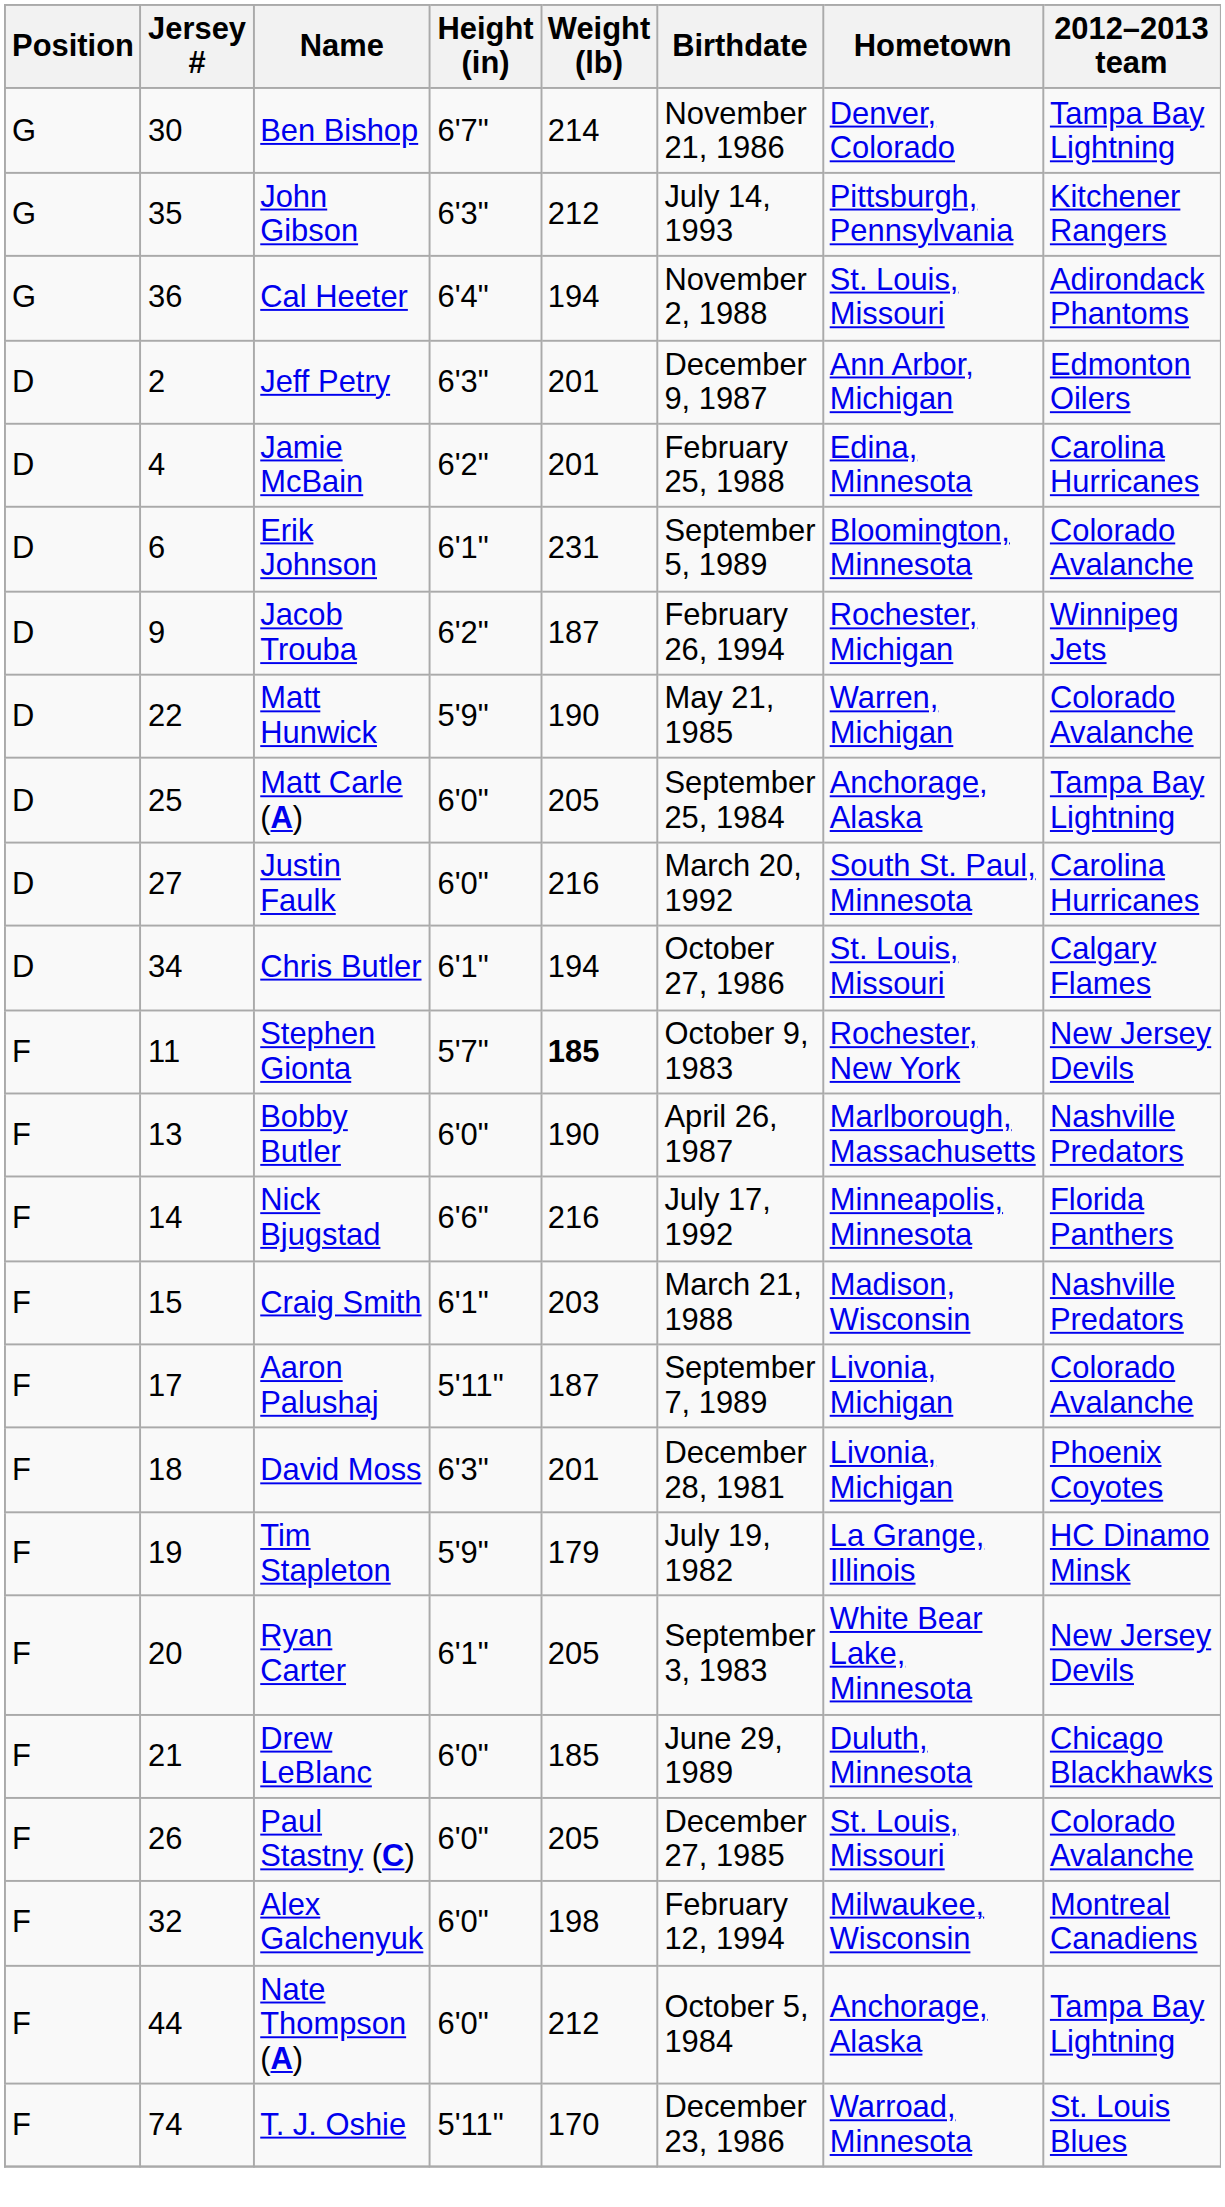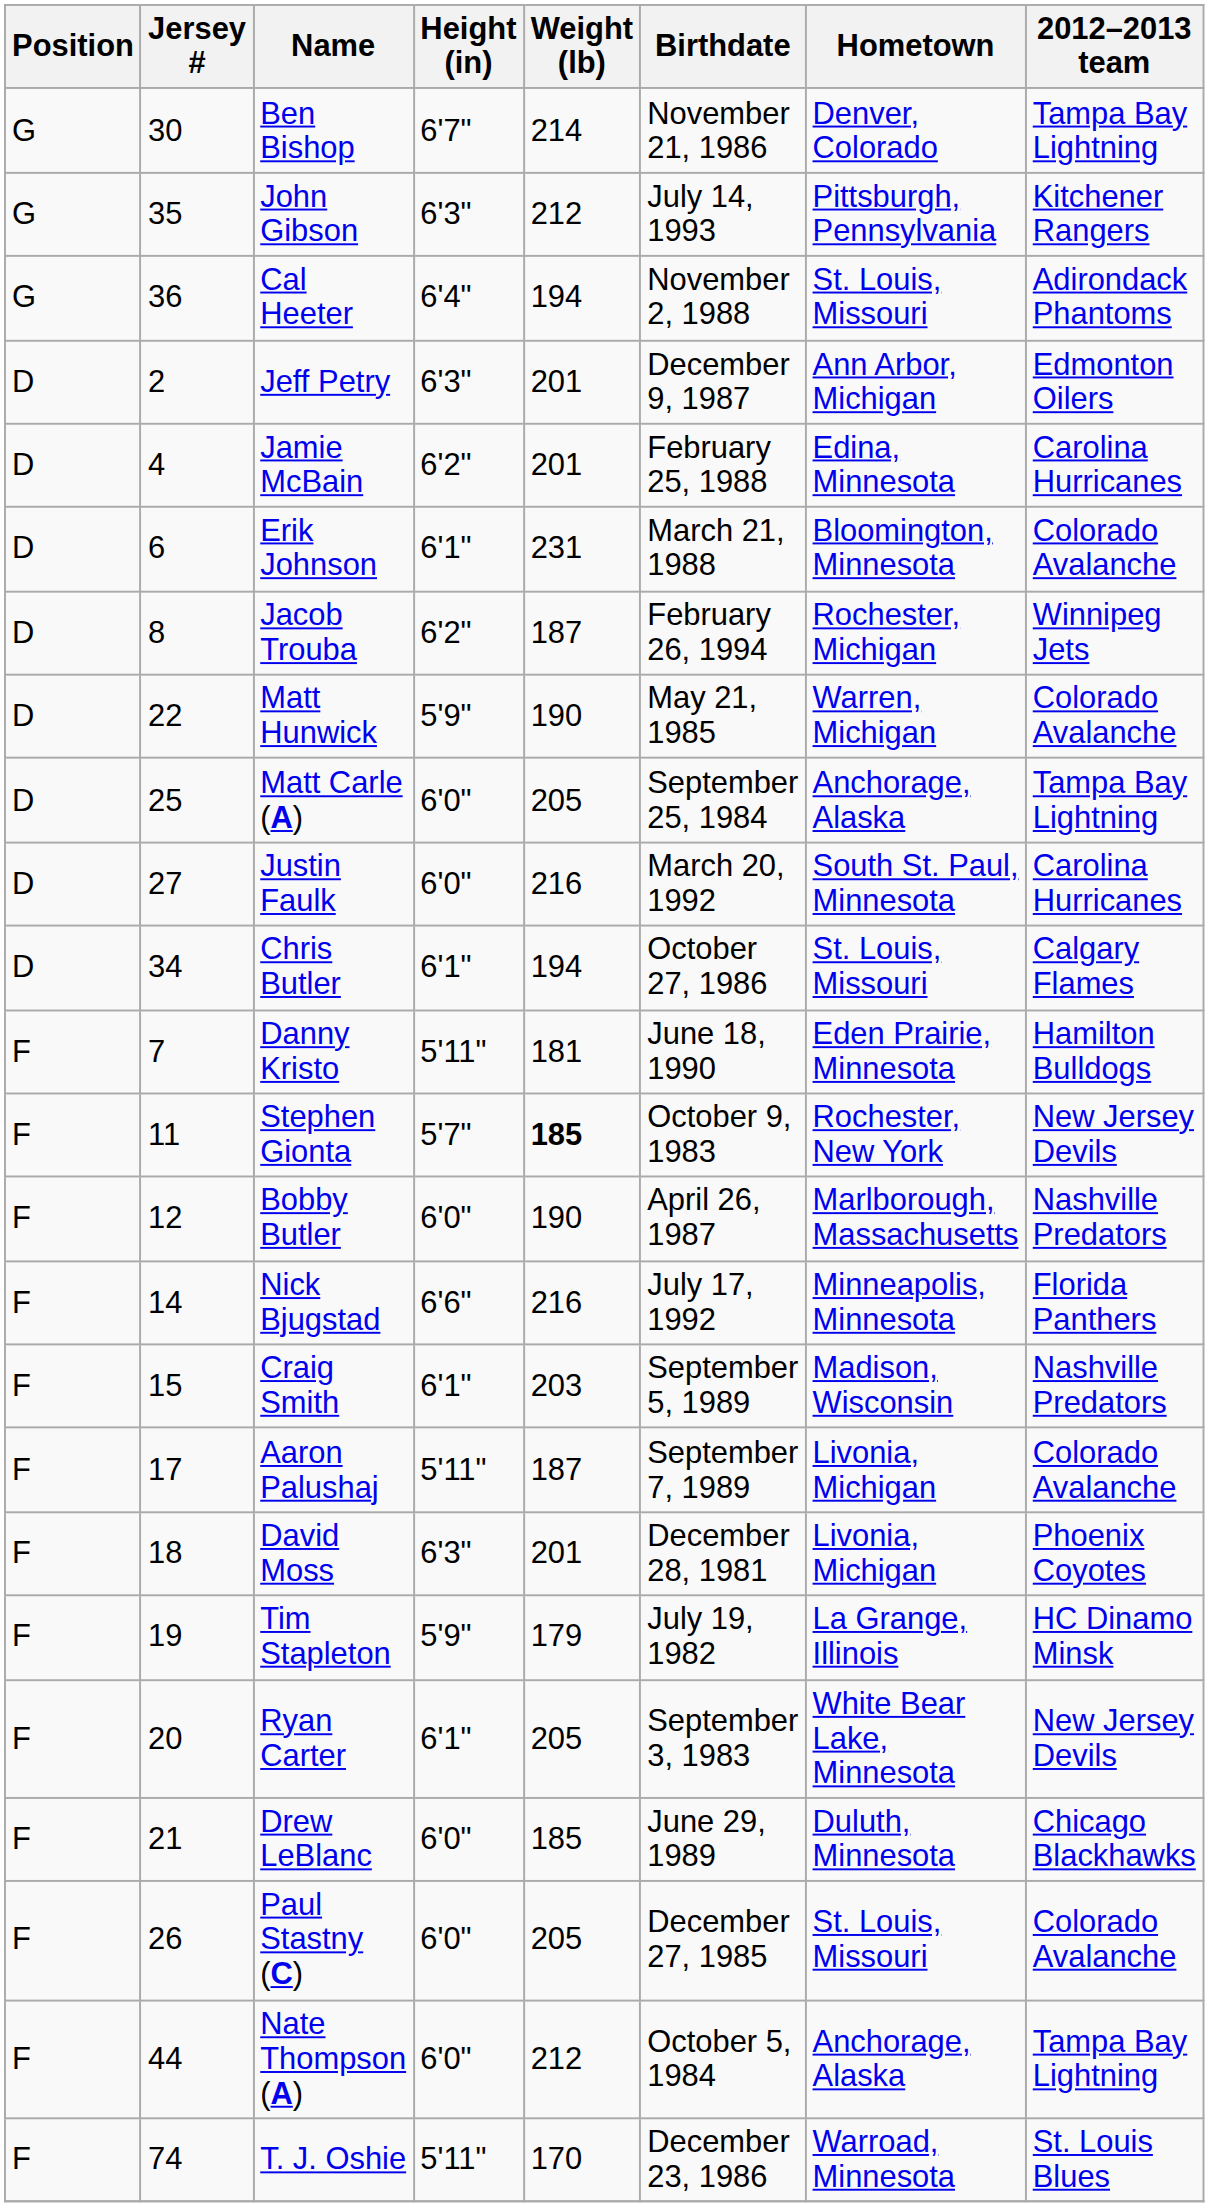(740, 548) September 5, 1989 -> (716, 548) March 21, 1988
(157, 632) 9 -> (157, 632) 8
+ row: (305, 1050)
(165, 1134) 13 -> (165, 1218) 12
(733, 1302) March 21, 1988 -> (723, 1385) September 5, 1989
- row: (342, 1922)
